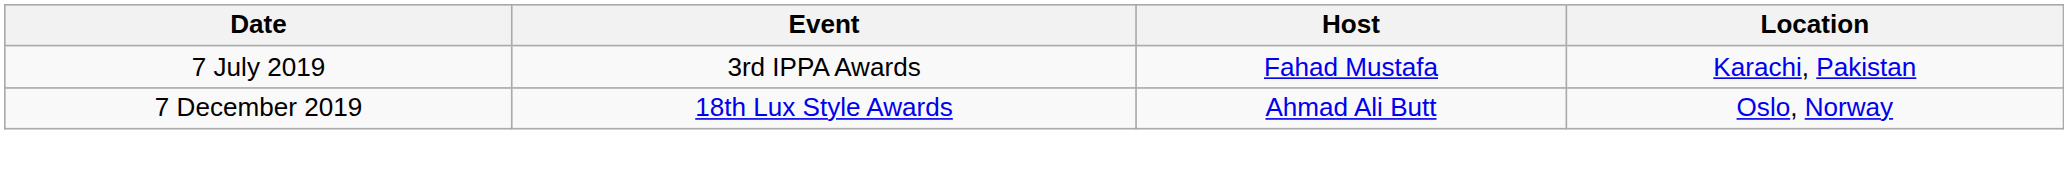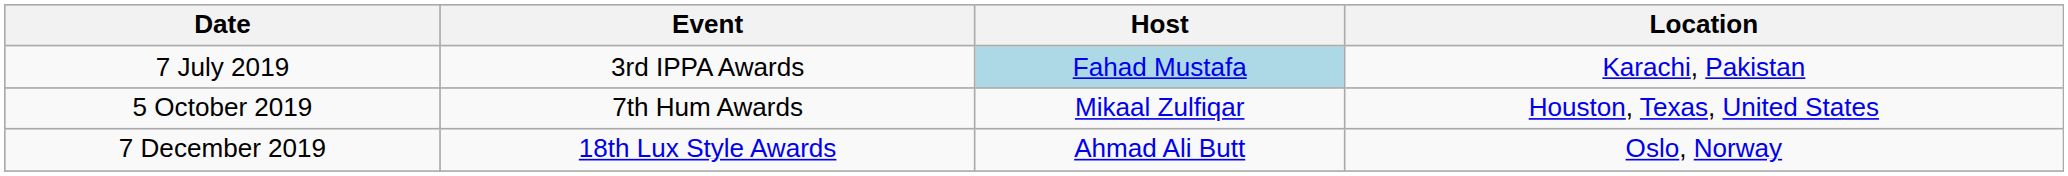(1351, 66) no background -> (1160, 66) lightblue background
+ row: (222, 107)
